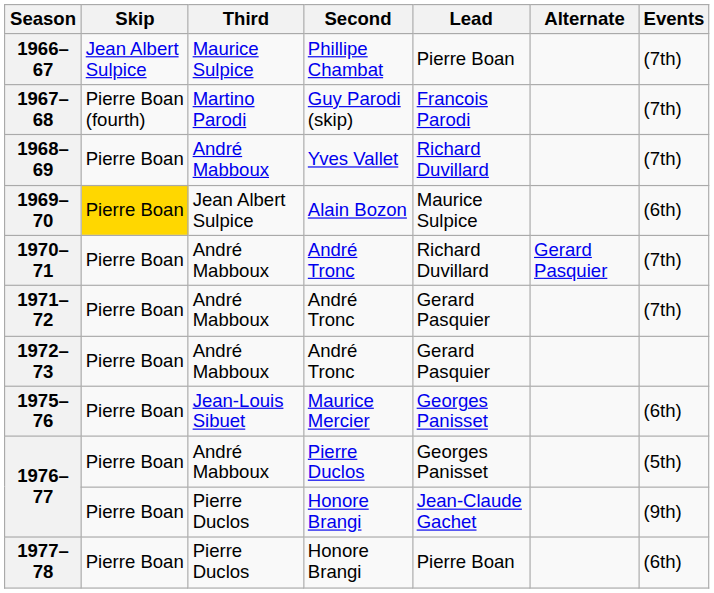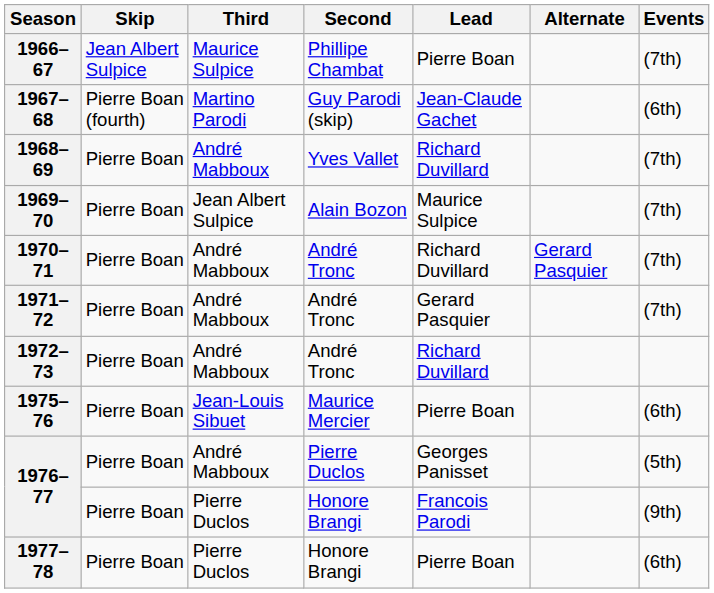(452, 109) Francois Parodi -> (469, 109) Jean-Claude Gachet
(663, 109) (7th) -> (663, 109) (6th)
(135, 210) gold background -> (135, 210) no background
(663, 210) (6th) -> (663, 210) (7th)
(453, 360) Gerard Pasquier -> (453, 360) Richard Duvillard
(452, 411) Georges Panisset -> (466, 411) Pierre Boan
(469, 511) Jean-Claude Gachet -> (452, 511) Francois Parodi
